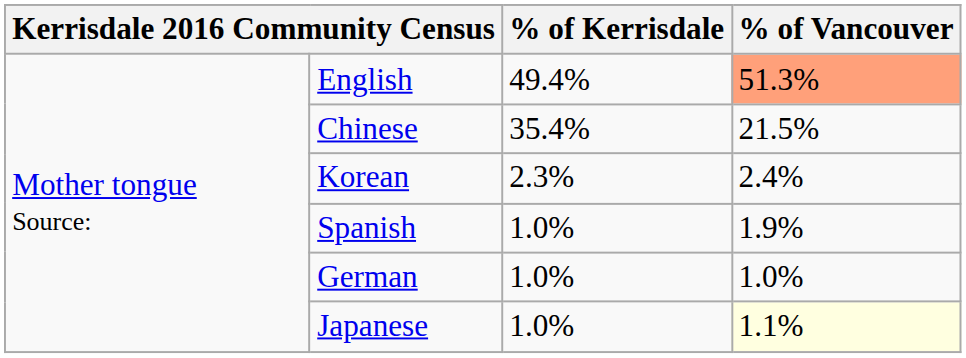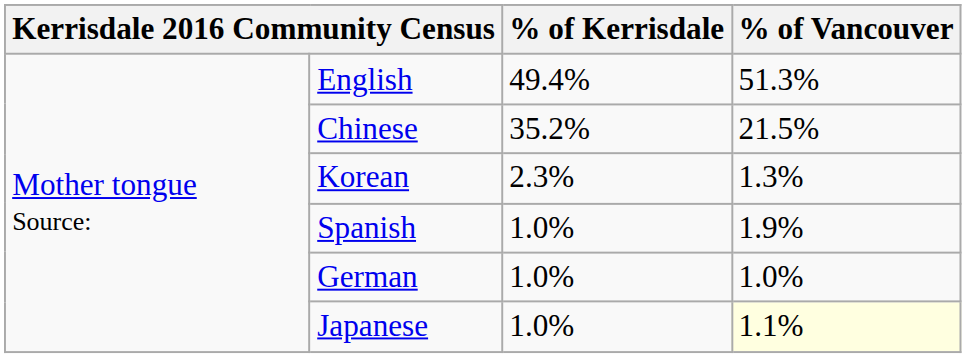(779, 78) lightsalmon background -> (779, 78) no background
(550, 128) 35.4% -> (550, 128) 35.2%
(771, 177) 2.4% -> (771, 177) 1.3%
